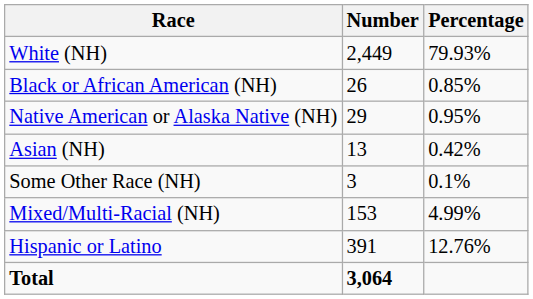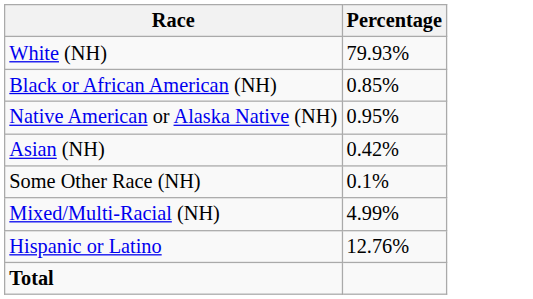- column: (383, 20)
